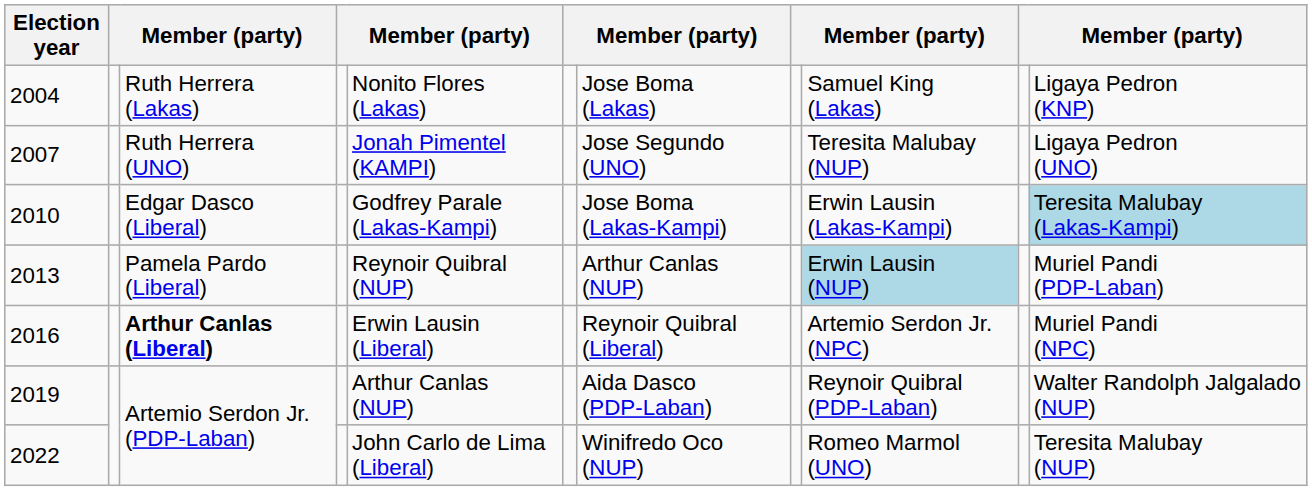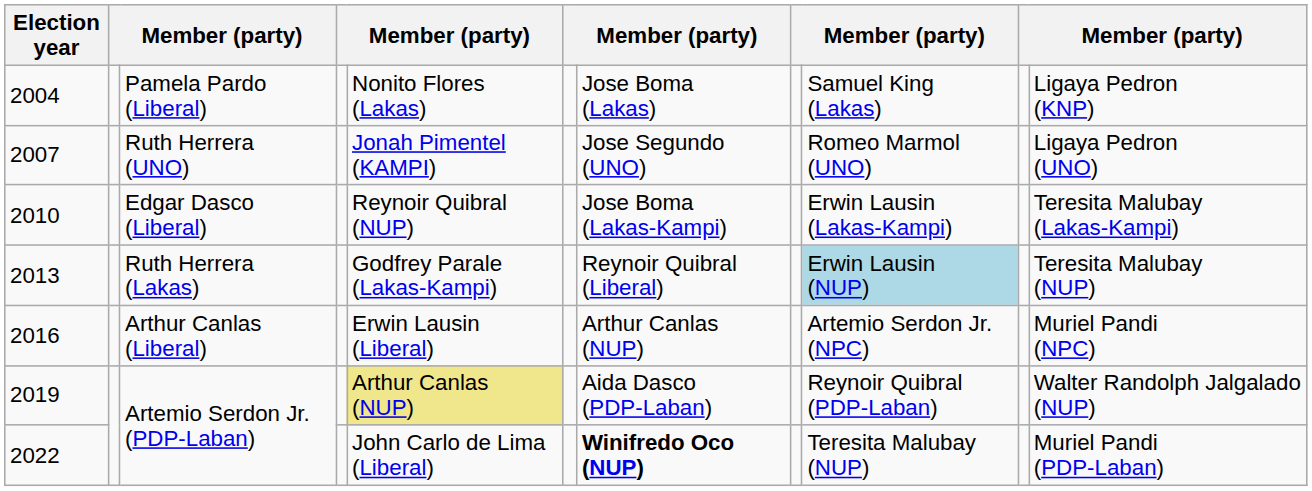(189, 95) Ruth Herrera (Lakas) -> (196, 95) Pamela Pardo (Liberal)
(892, 155) Teresita Malubay (NUP) -> (884, 155) Romeo Marmol (UNO)
(427, 215) Godfrey Parale (Lakas-Kampi) -> (430, 215) Reynoir Quibral (NUP)
(1118, 215) lightblue background -> (1118, 215) no background
(196, 275) Pamela Pardo (Liberal) -> (189, 275) Ruth Herrera (Lakas)
(430, 275) Reynoir Quibral (NUP) -> (427, 275) Godfrey Parale (Lakas-Kampi)
(650, 275) Arthur Canlas (NUP) -> (659, 275) Reynoir Quibral (Liberal)
(1099, 275) Muriel Pandi (PDP-Laban) -> (1118, 275) Teresita Malubay (NUP)
(199, 336) bold -> (193, 336) normal
(659, 336) Reynoir Quibral (Liberal) -> (650, 336) Arthur Canlas (NUP)
(420, 396) no background -> (420, 396) khaki background
(653, 456) normal -> (658, 456) bold
(884, 456) Romeo Marmol (UNO) -> (892, 456) Teresita Malubay (NUP)
(1118, 456) Teresita Malubay (NUP) -> (1099, 456) Muriel Pandi (PDP-Laban)
